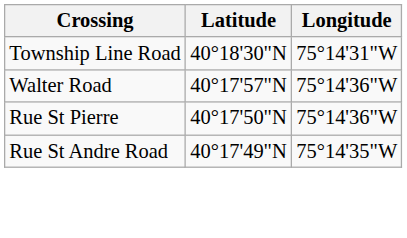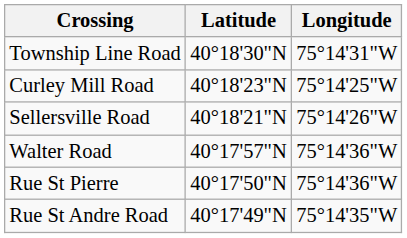+ row: (82, 85)
+ row: (80, 118)
